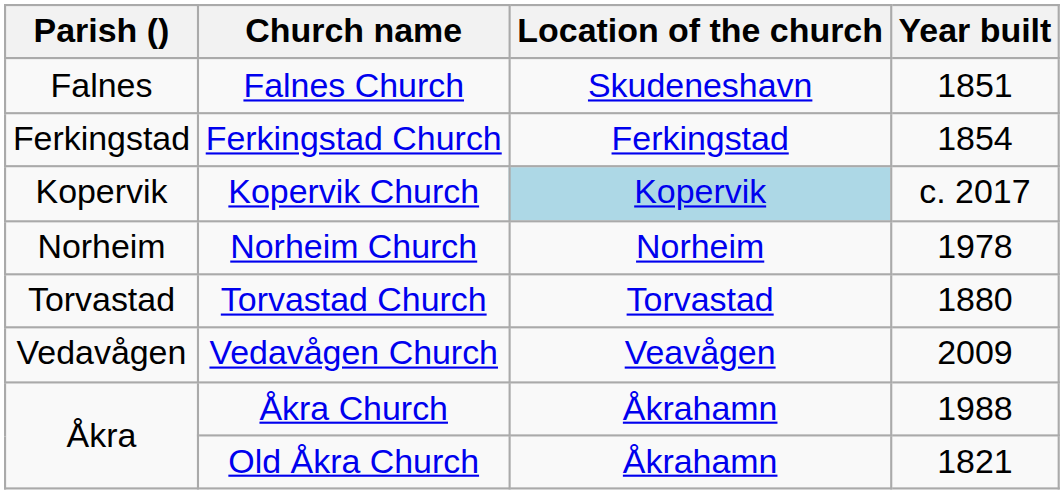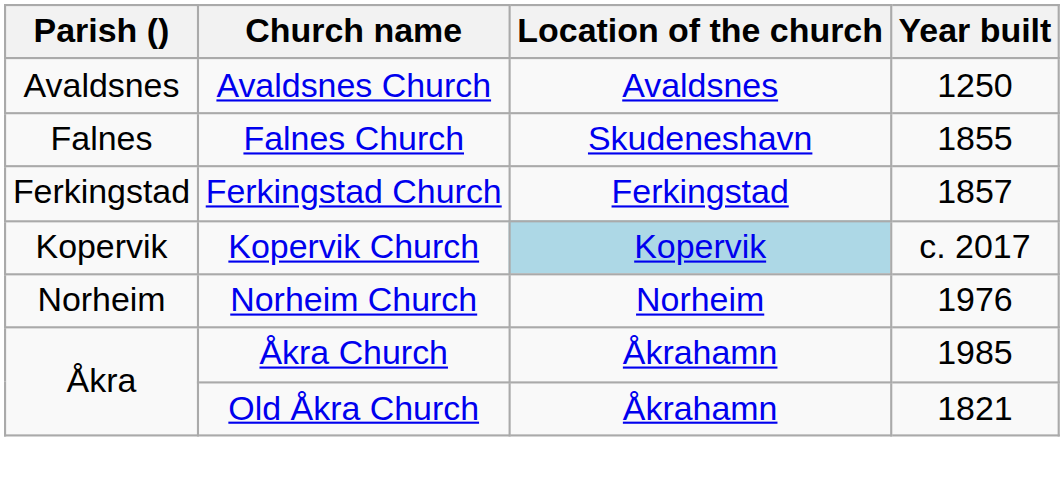+ row: (354, 85)
(975, 85) 1851 -> (975, 138) 1855
(975, 138) 1854 -> (975, 192) 1857
(975, 246) 1978 -> (975, 300) 1976
- row: (354, 300)
- row: (354, 354)
(975, 407) 1988 -> (975, 354) 1985
